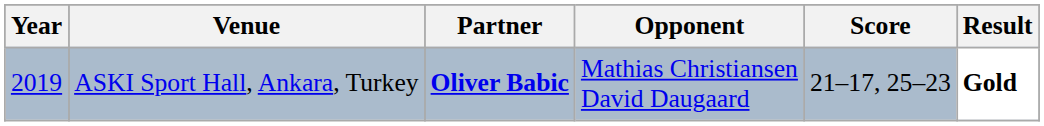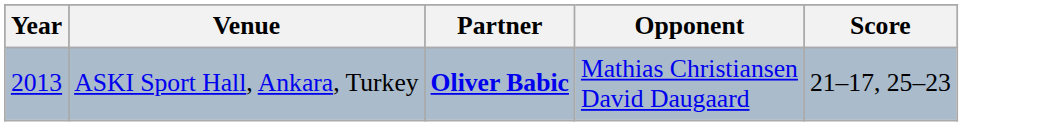- column: (998, 26)
(37, 83) 2019 -> (37, 83) 2013
